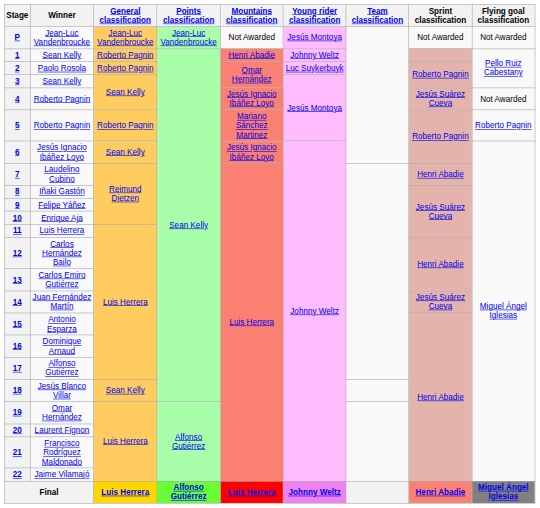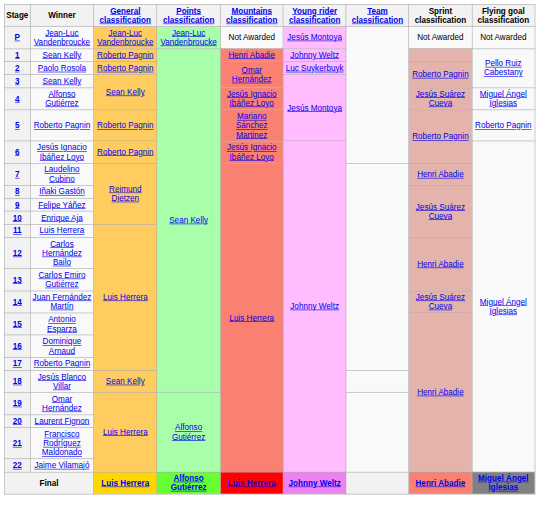(62, 99) Roberto Pagnin -> (62, 99) Alfonso Gutiérrez
(503, 99) Not Awarded -> (503, 99) Miguel Ángel Iglesias
(125, 152) Sean Kelly -> (125, 152) Roberto Pagnin
(62, 369) Alfonso Gutiérrez -> (62, 364) Roberto Pagnin
